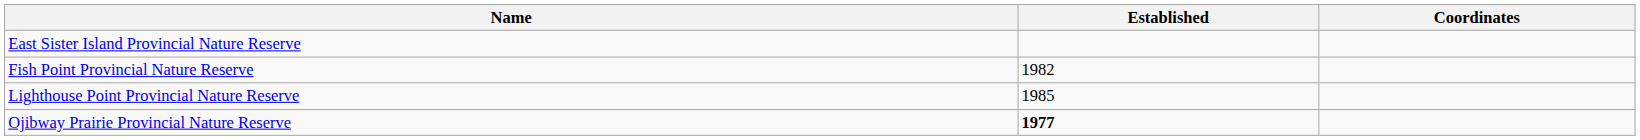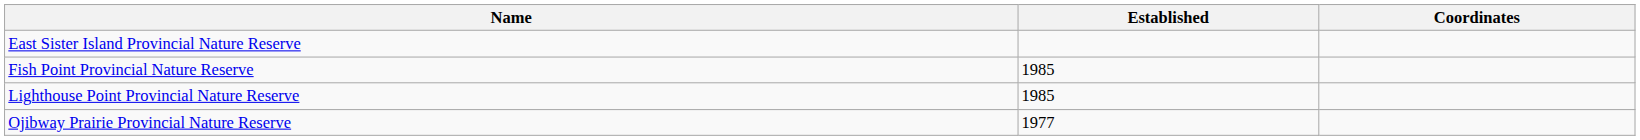(1038, 69) 1982 -> (1038, 69) 1985
(1038, 122) bold -> (1038, 122) normal
